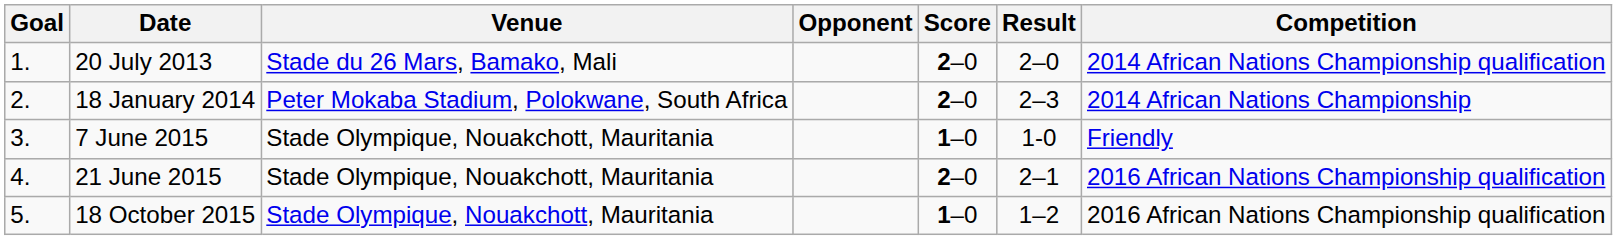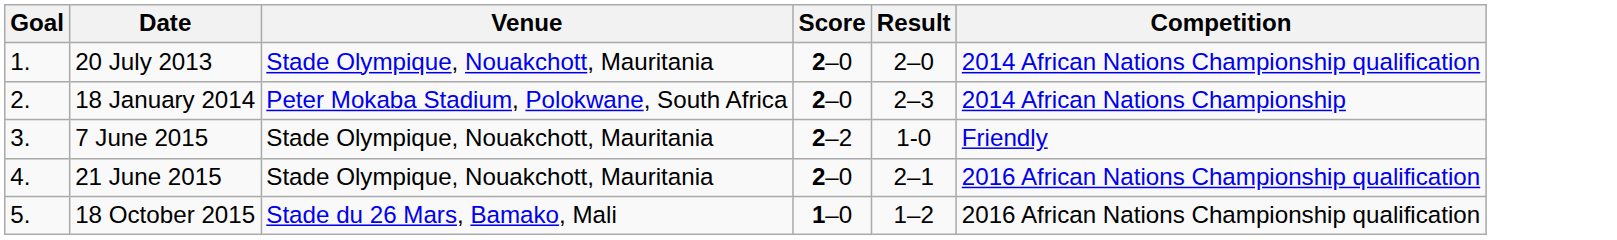- column: (856, 23)
(442, 61) Stade du 26 Mars, Bamako, Mali -> (490, 61) Stade Olympique, Nouakchott, Mauritania
(957, 138) 1–0 -> (832, 138) 2–2
(490, 215) Stade Olympique, Nouakchott, Mauritania -> (442, 215) Stade du 26 Mars, Bamako, Mali
